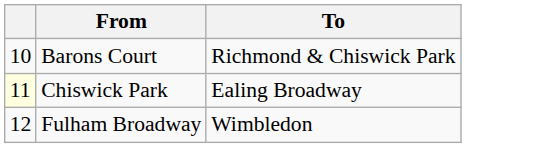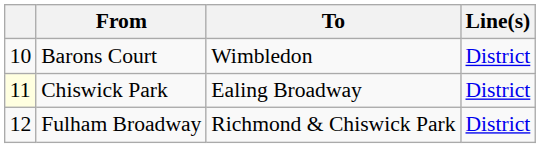+ column: (498, 21)
(333, 55) Richmond & Chiswick Park -> (262, 55) Wimbledon
(262, 124) Wimbledon -> (333, 124) Richmond & Chiswick Park
